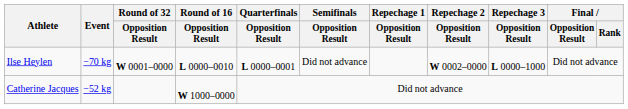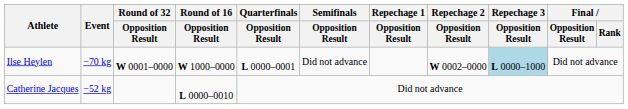(206, 67) L 0000–0010 -> (206, 67) W 1000–0000
(518, 67) no background -> (518, 67) lightblue background
(206, 95) W 1000–0000 -> (206, 95) L 0000–0010
